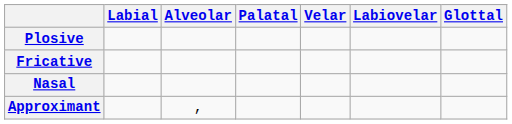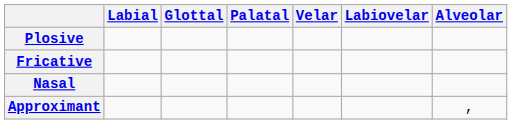columns swapped: (198, 16) <-> (474, 16)
